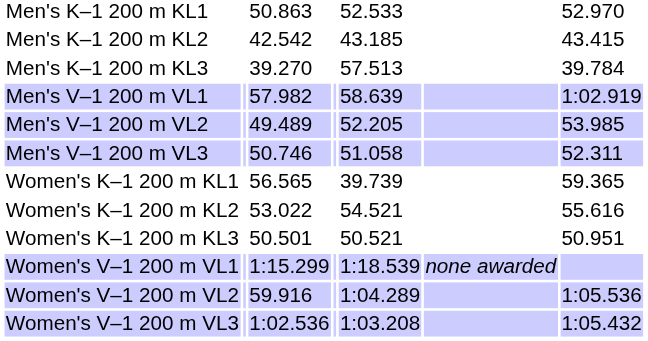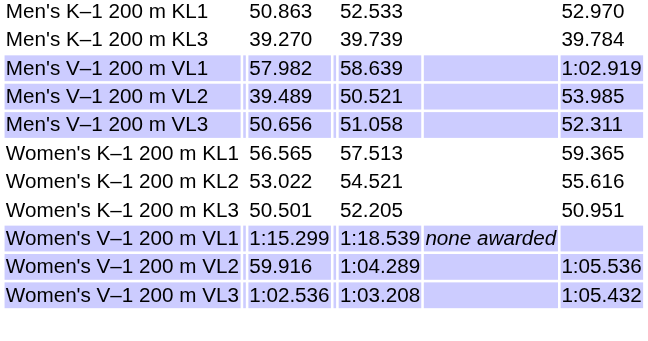- row: (107, 39)
(371, 68) 57.513 -> (371, 39) 39.739
(281, 124) 49.489 -> (281, 96) 39.489
(371, 124) 52.205 -> (371, 96) 50.521
(281, 153) 50.746 -> (281, 124) 50.656
(371, 181) 39.739 -> (371, 153) 57.513
(371, 238) 50.521 -> (371, 209) 52.205
